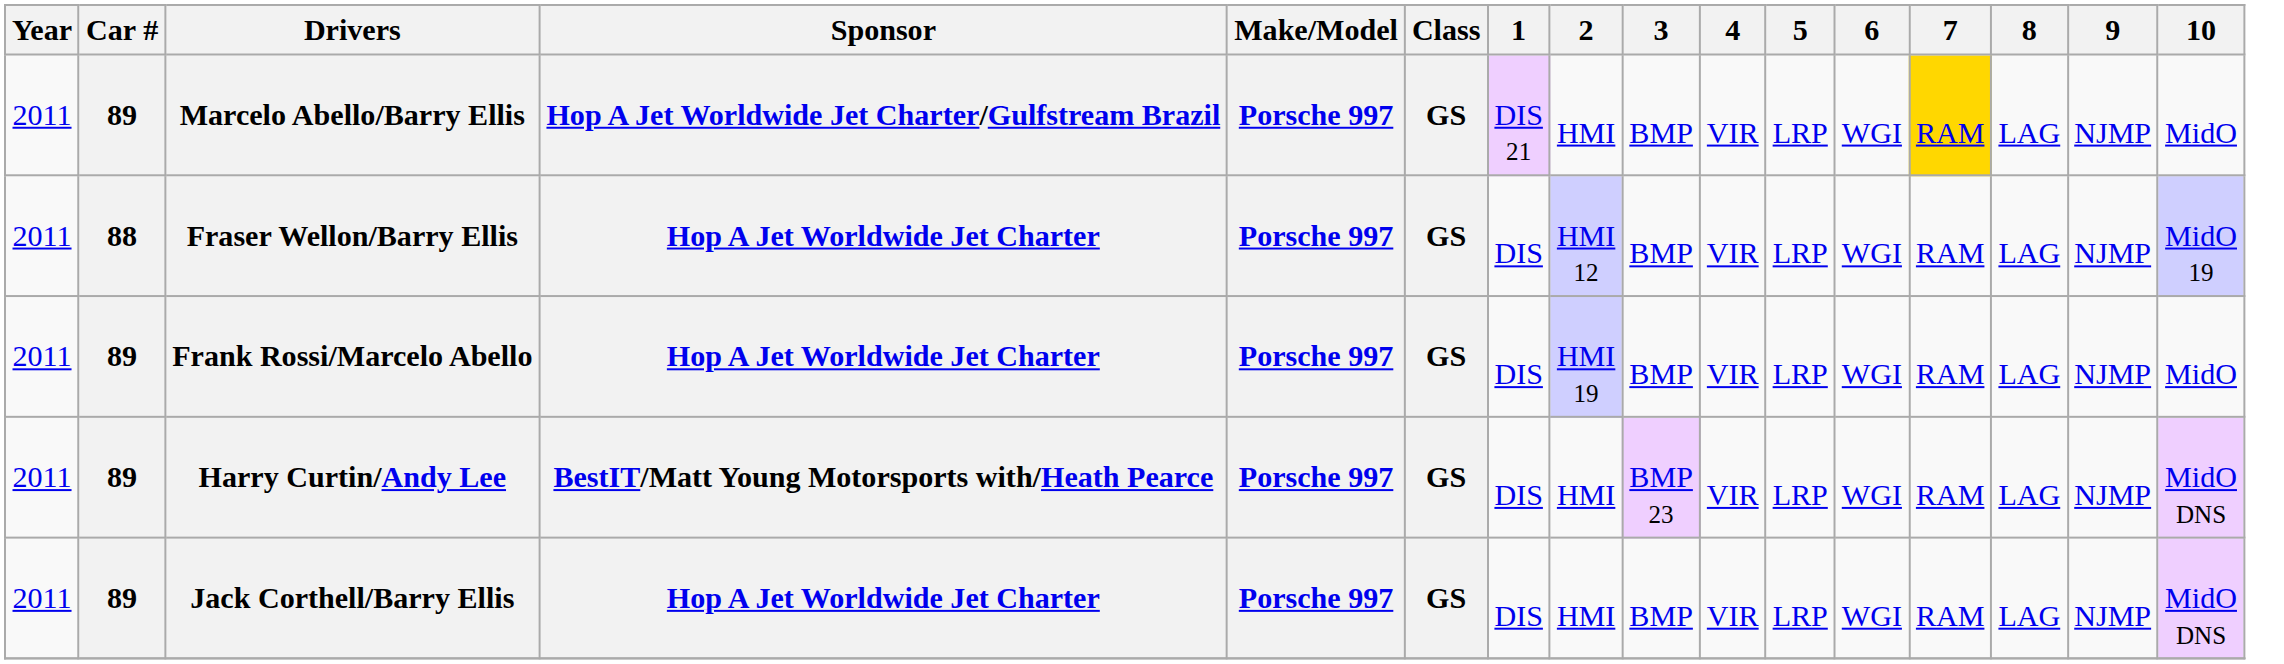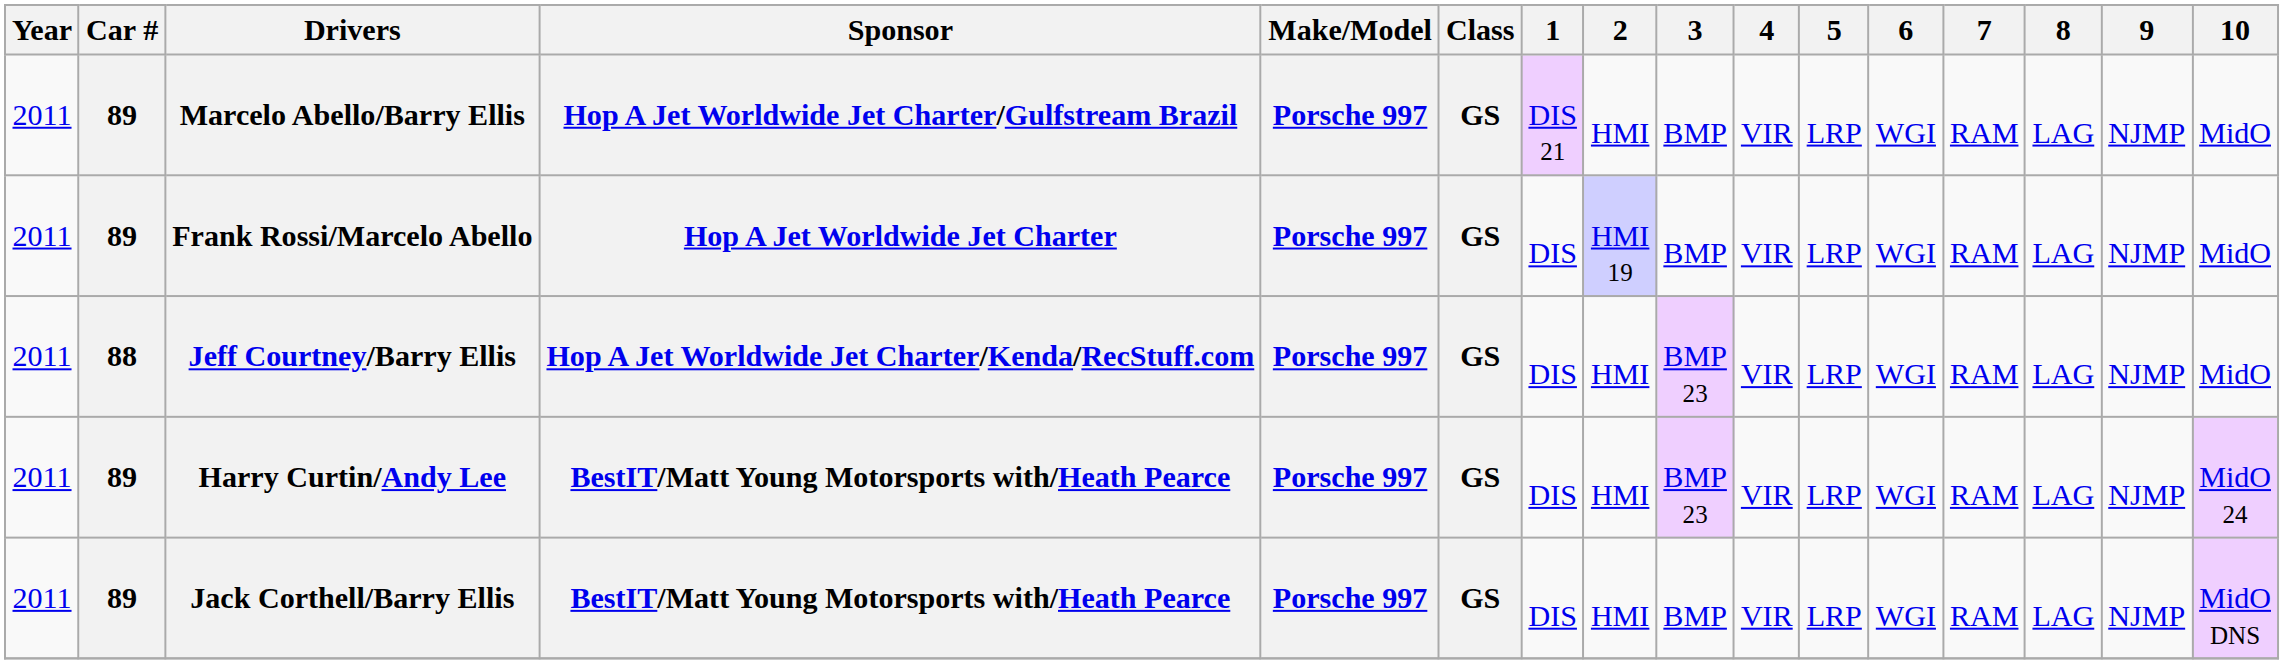(1950, 132) gold background -> (1984, 132) no background
- row: (352, 235)
+ row: (352, 356)
(2201, 495) MidO DNS -> (2235, 495) MidO 24
(883, 598) Hop A Jet Worldwide Jet Charter -> (900, 598) BestIT/Matt Young Motorsports with/Heath Pearce
